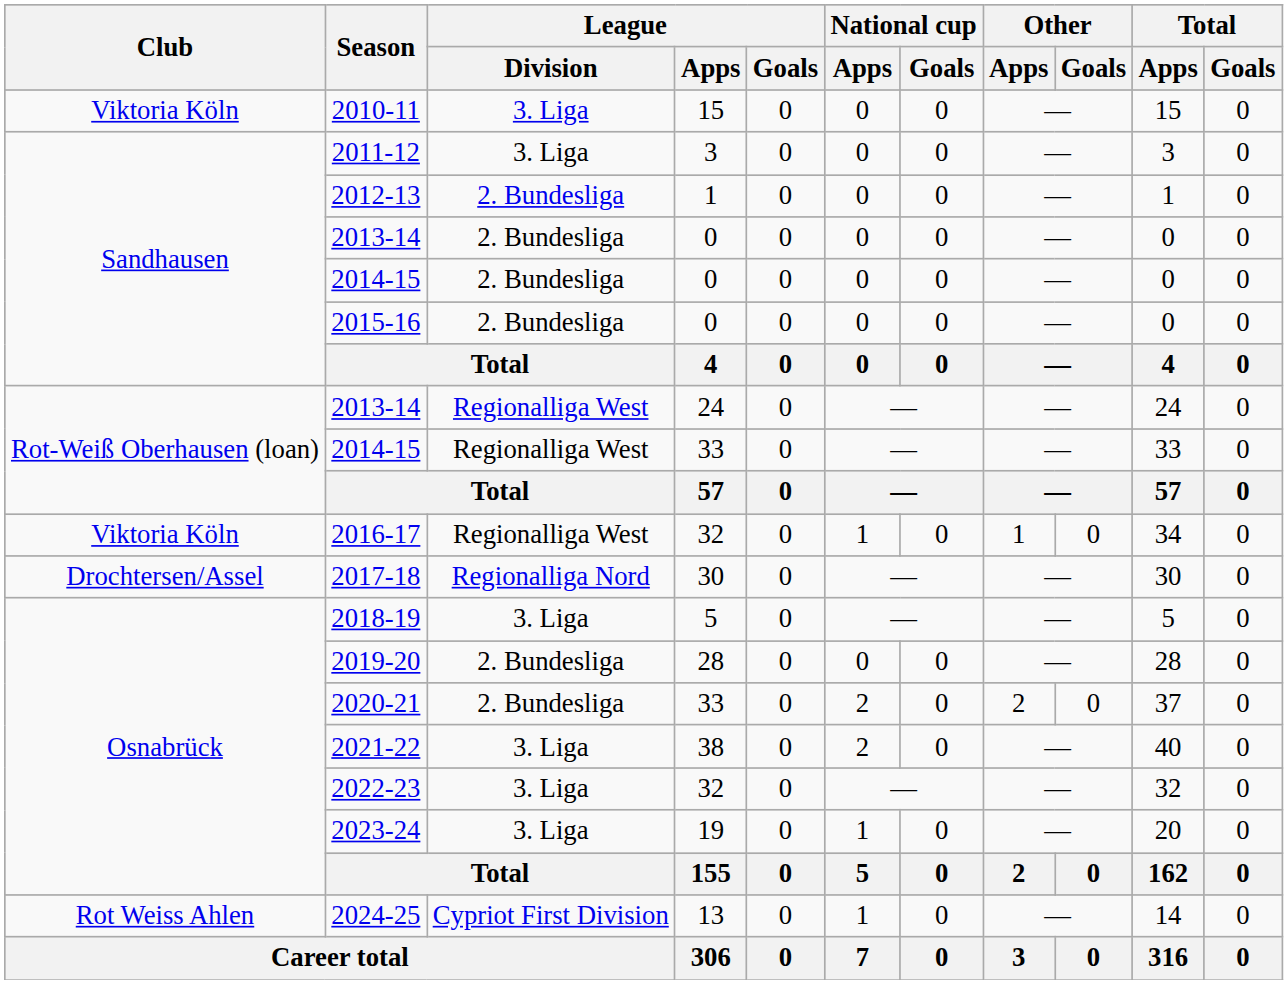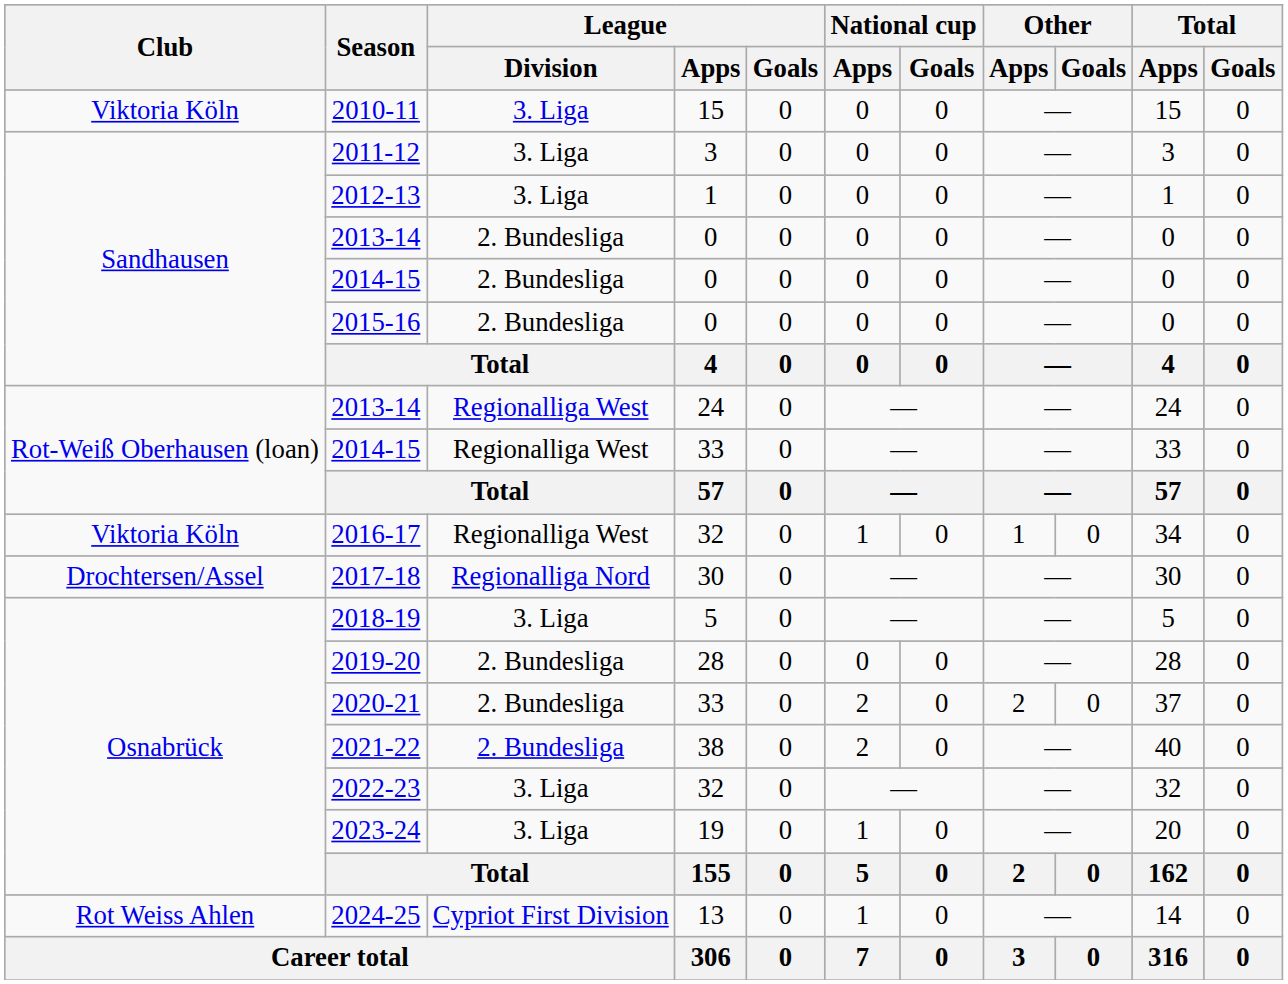(551, 195) 2. Bundesliga -> (551, 195) 3. Liga
(551, 746) 3. Liga -> (551, 746) 2. Bundesliga
